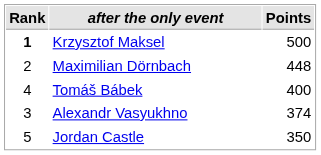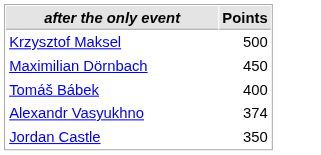- column: (27, 17)
(299, 66) 448 -> (255, 66) 450
